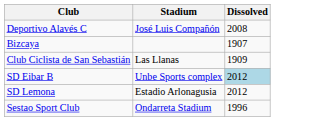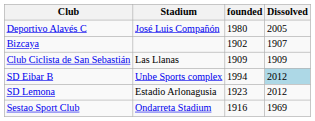+ column: (245, 12)
(237, 28) 2008 -> (277, 28) 2005
(237, 108) 1996 -> (277, 108) 1969
